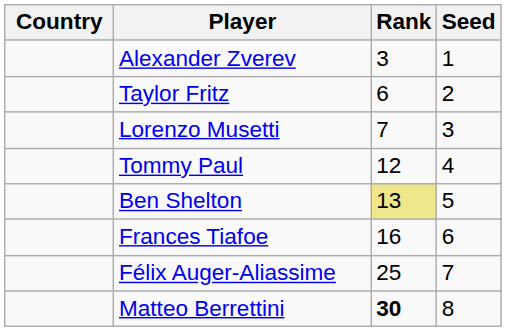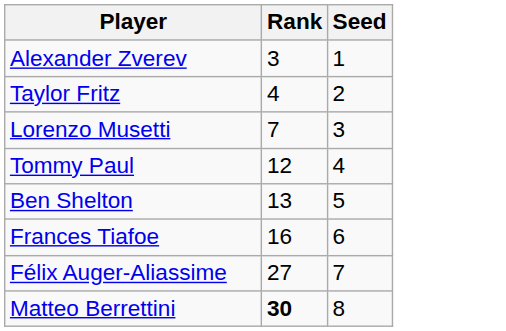- column: (59, 22)
(382, 93) 6 -> (273, 93) 4
(389, 201) khaki background -> (280, 201) no background
(389, 272) 25 -> (280, 272) 27
